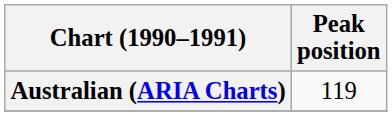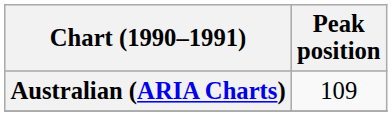(339, 90) 119 -> (339, 90) 109
